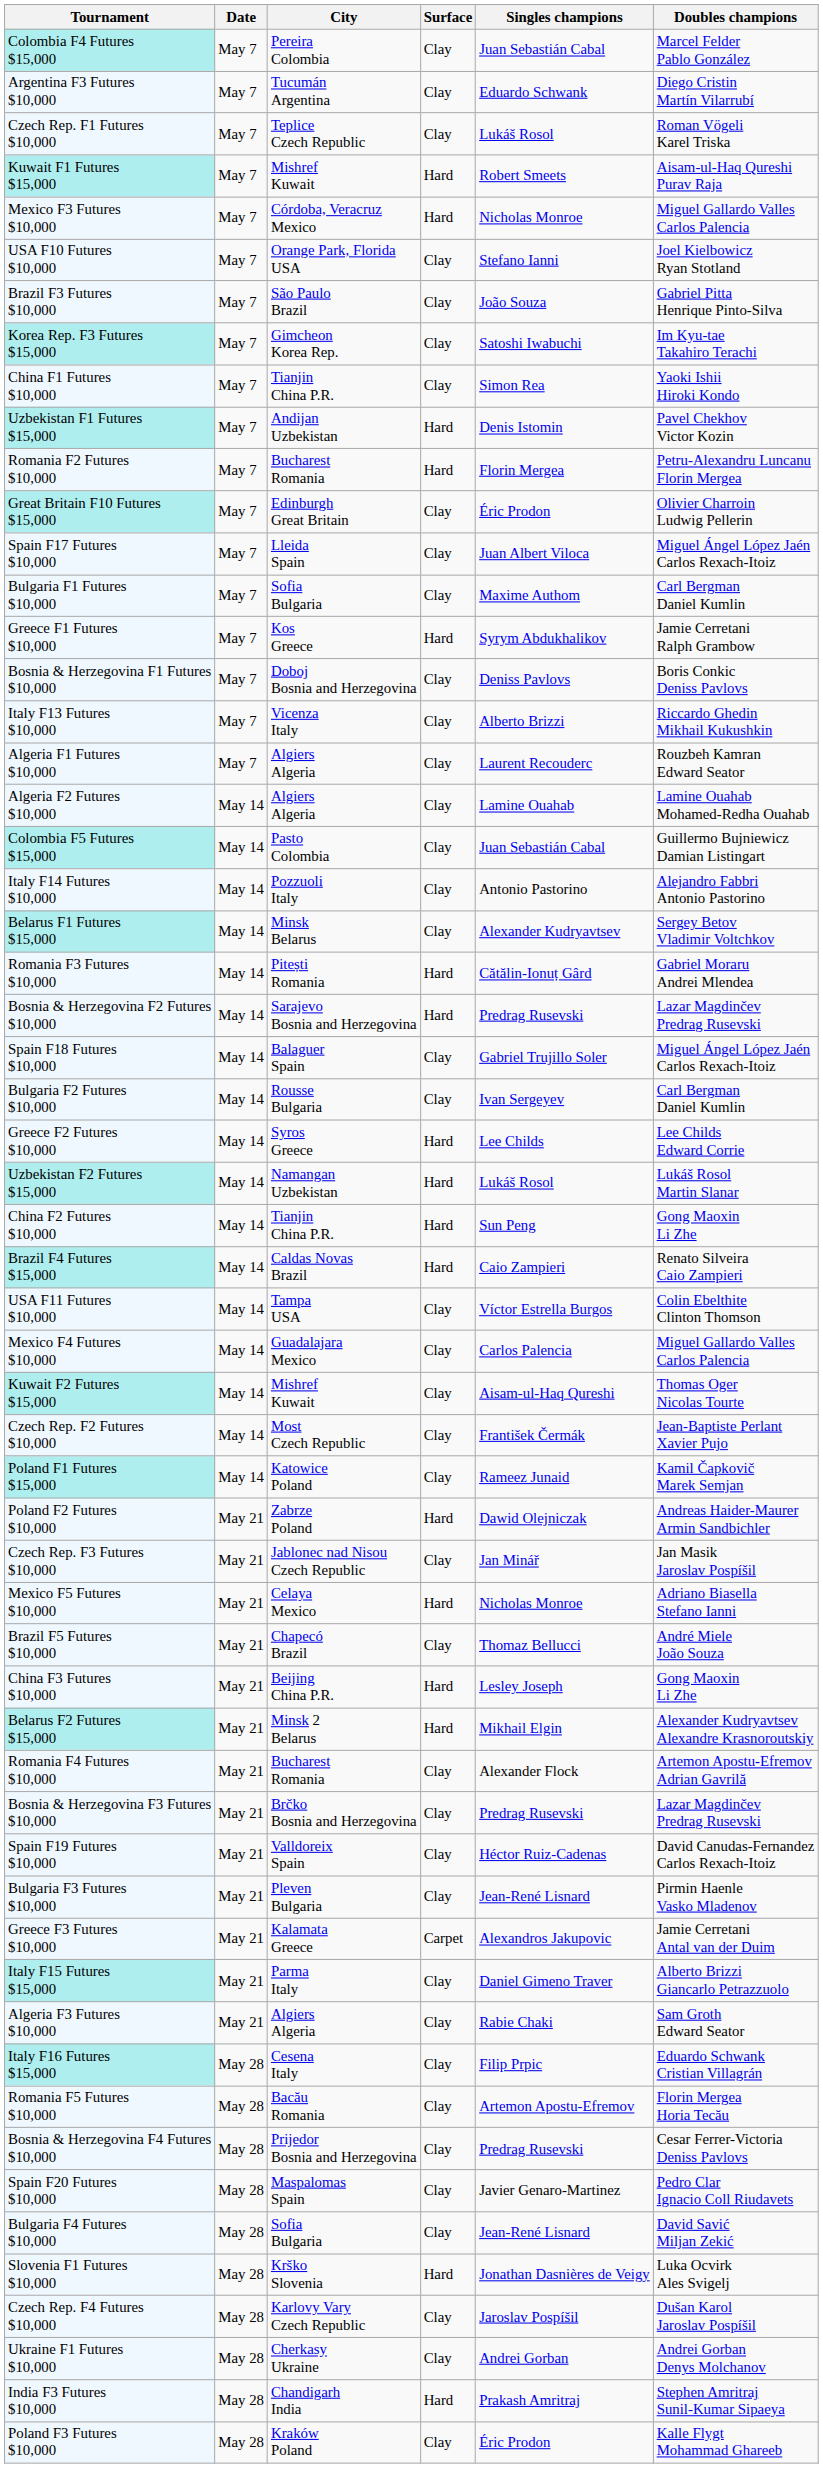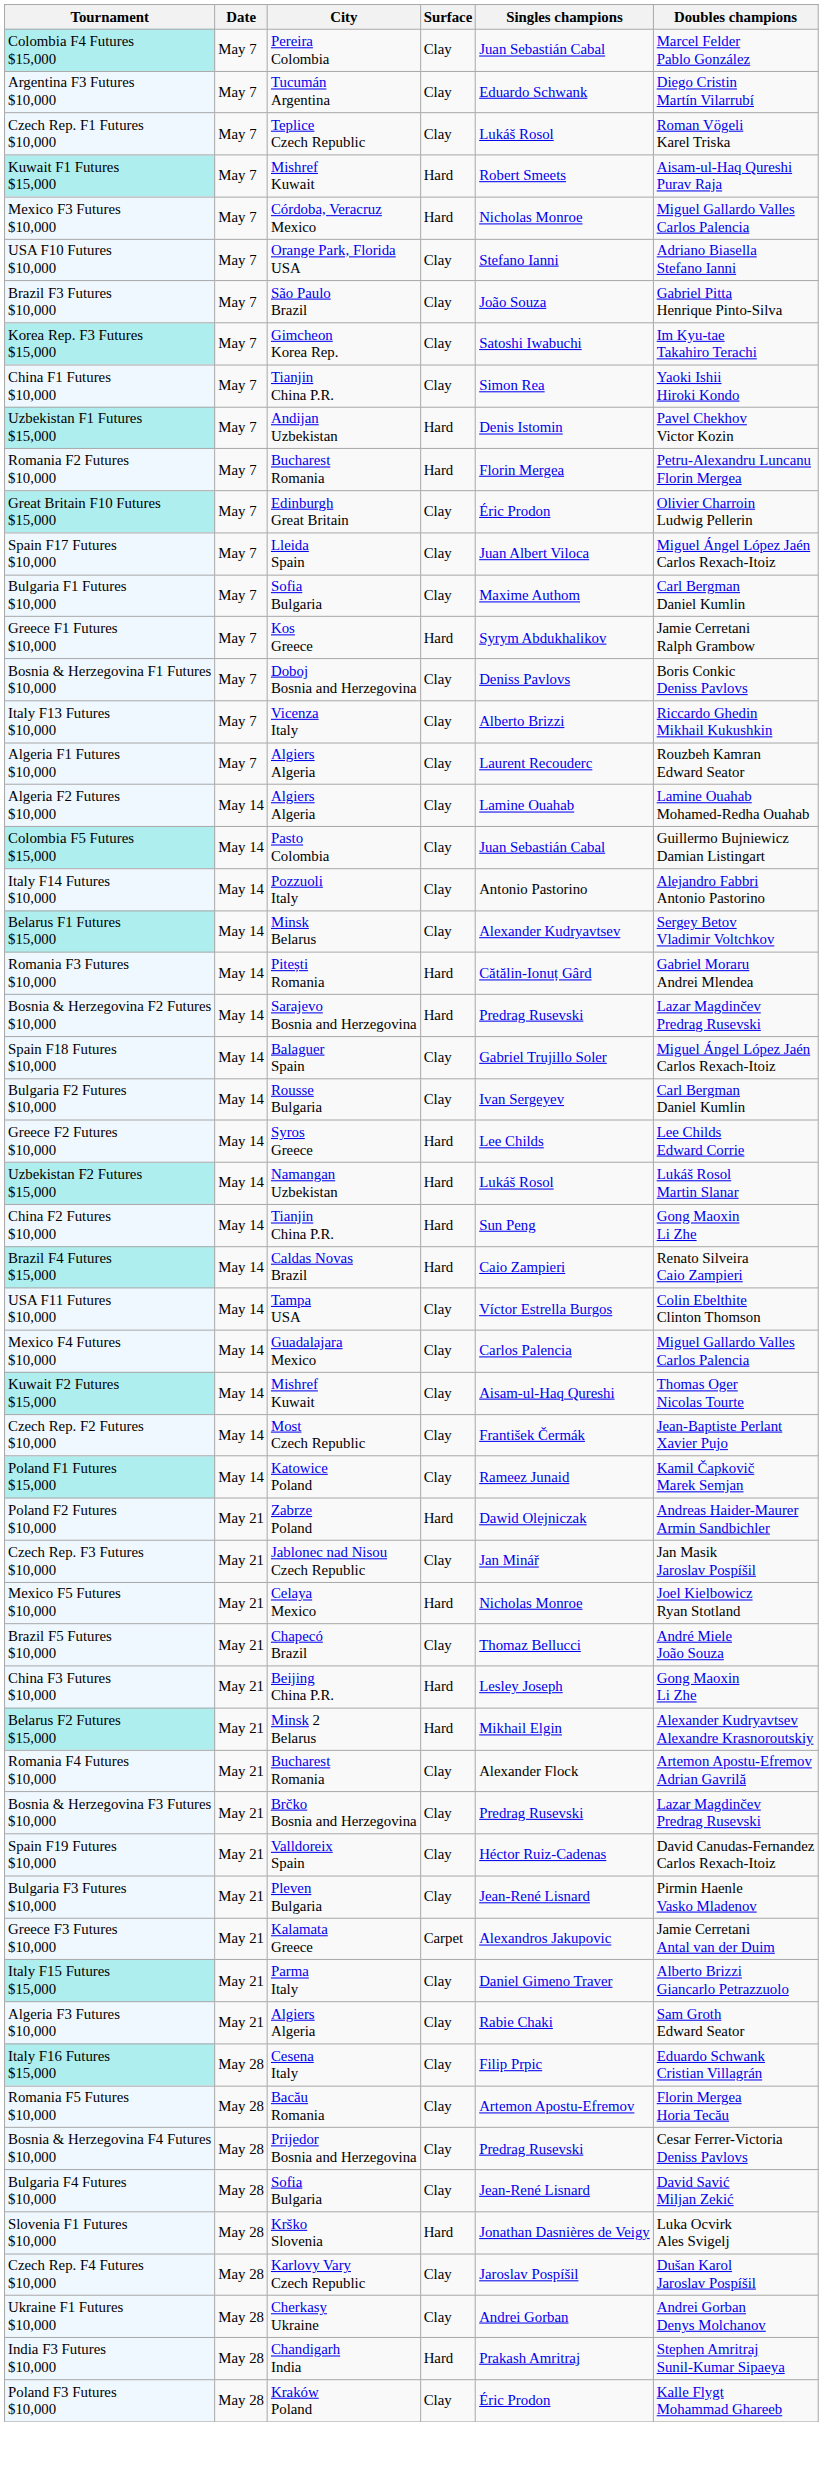(705, 260) Joel Kielbowicz Ryan Stotland -> (707, 260) Adriano Biasella Stefano Ianni
(707, 1603) Adriano Biasella Stefano Ianni -> (705, 1603) Joel Kielbowicz Ryan Stotland
- row: (62, 2190)
